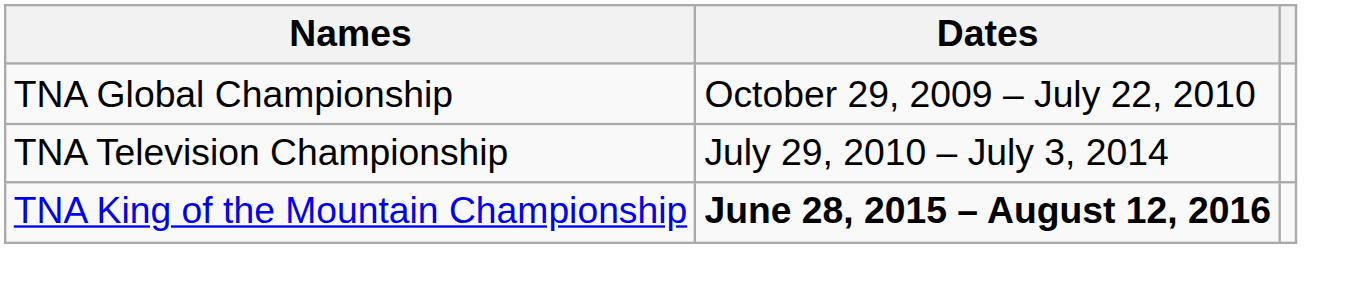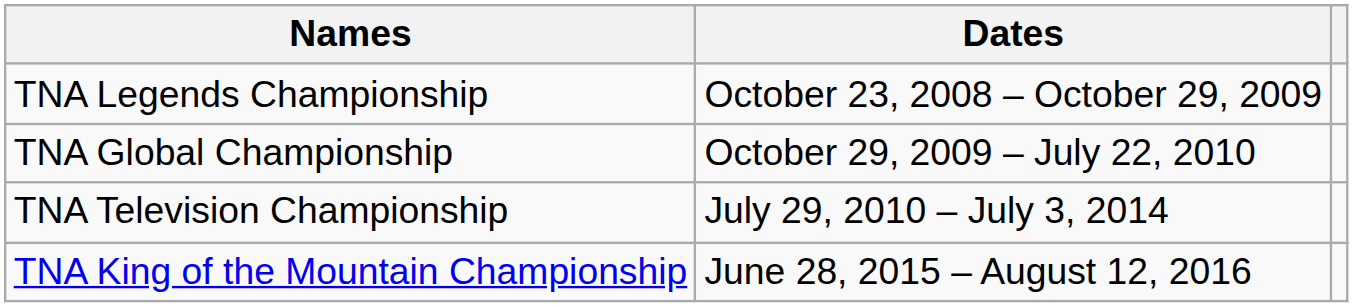+ row: (251, 93)
(988, 211) bold -> (978, 270) normal
